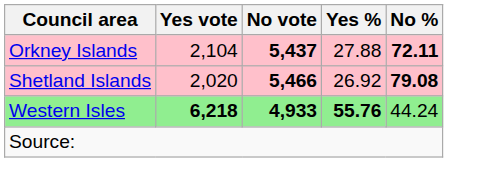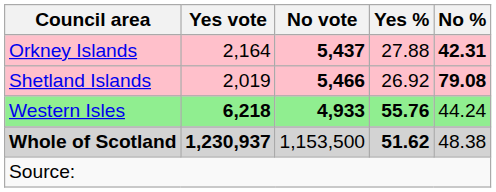(214, 50) 2,104 -> (247, 50) 2,164
(415, 50) 72.11 -> (462, 50) 42.31
(214, 80) 2,020 -> (247, 80) 2,019
+ row: (93, 141)
